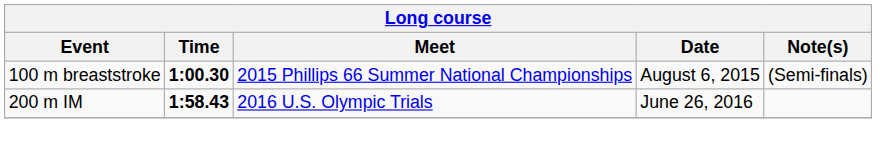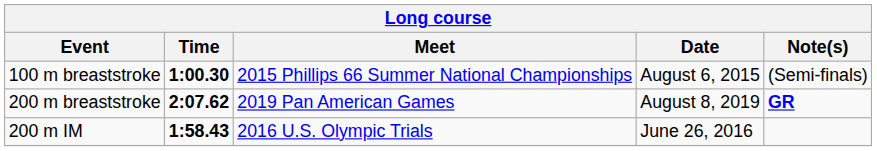+ row: (85, 103)
